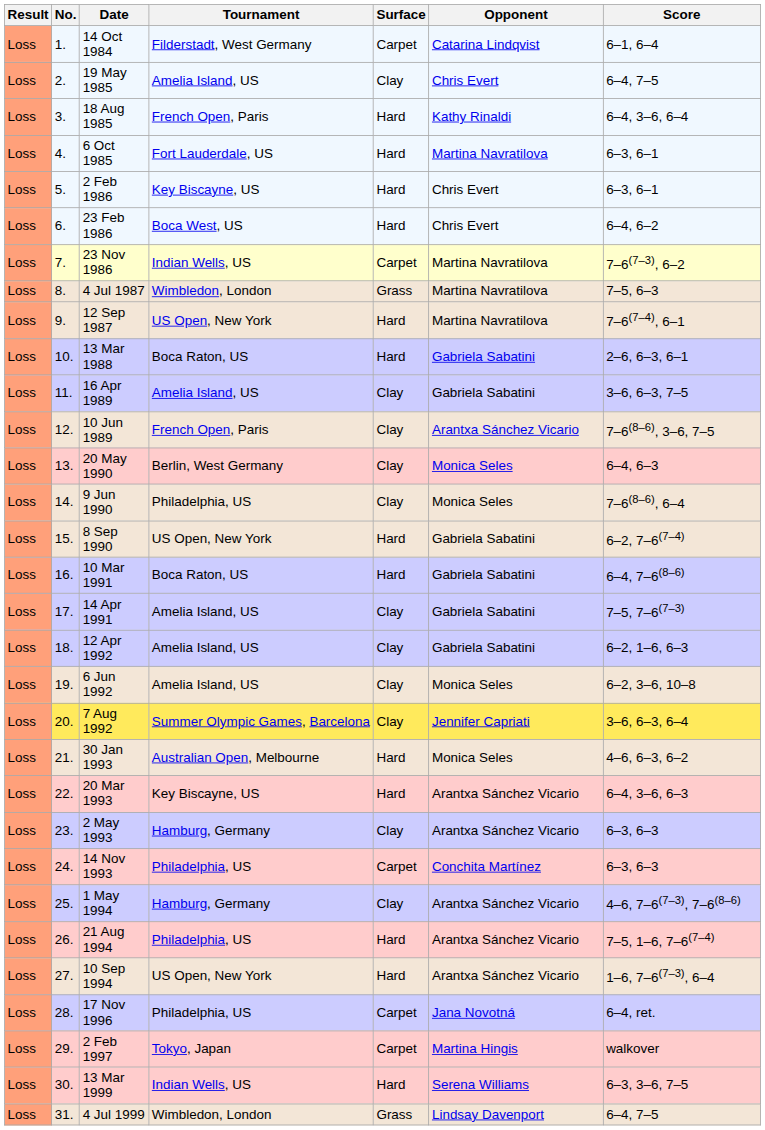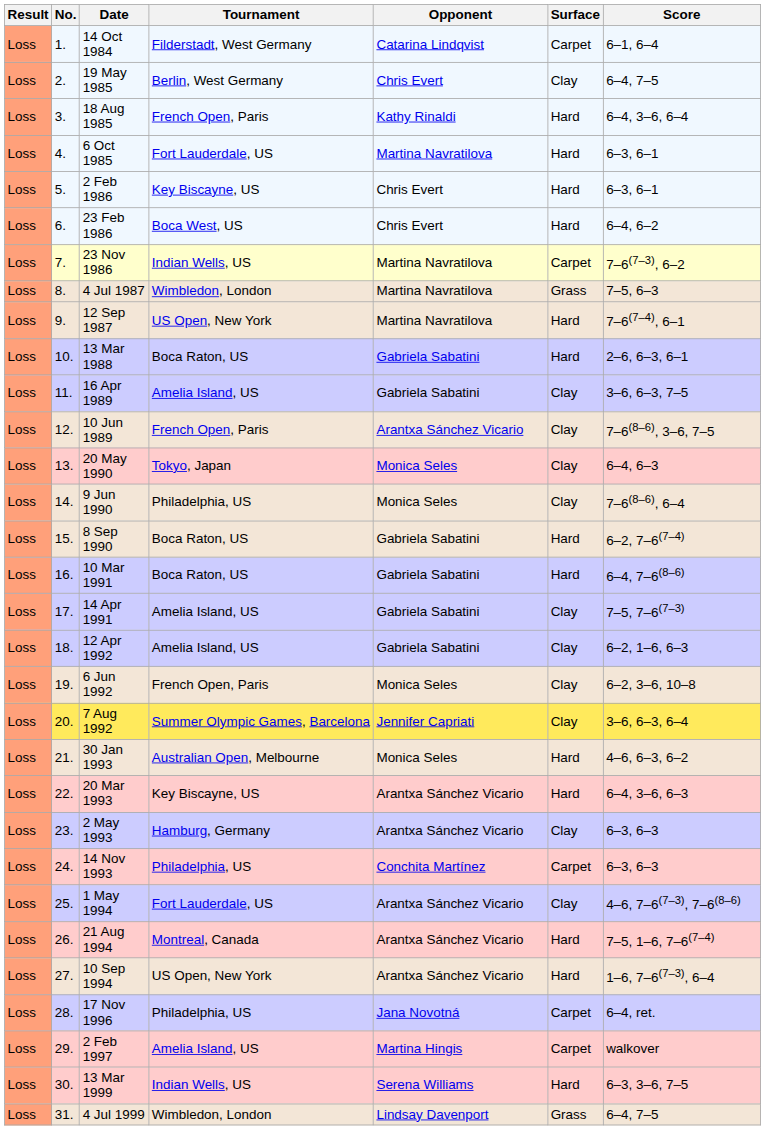columns swapped: (401, 15) <-> (516, 15)
(205, 80) Amelia Island, US -> (217, 80) Berlin, West Germany
(217, 466) Berlin, West Germany -> (191, 466) Tokyo, Japan
(212, 539) US Open, New York -> (200, 539) Boca Raton, US
(205, 684) Amelia Island, US -> (210, 684) French Open, Paris
(211, 903) Hamburg, Germany -> (212, 903) Fort Lauderdale, US
(202, 939) Philadelphia, US -> (205, 939) Montreal, Canada
(191, 1049) Tokyo, Japan -> (205, 1049) Amelia Island, US
